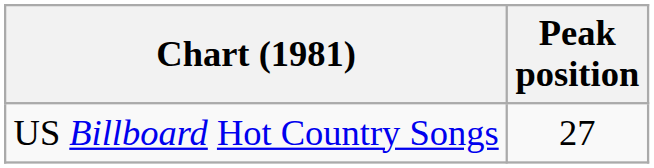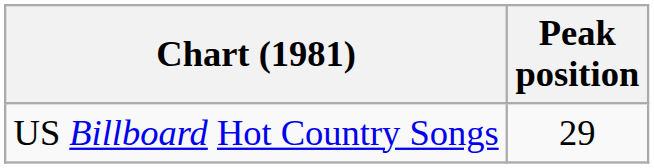(577, 132) 27 -> (577, 132) 29
